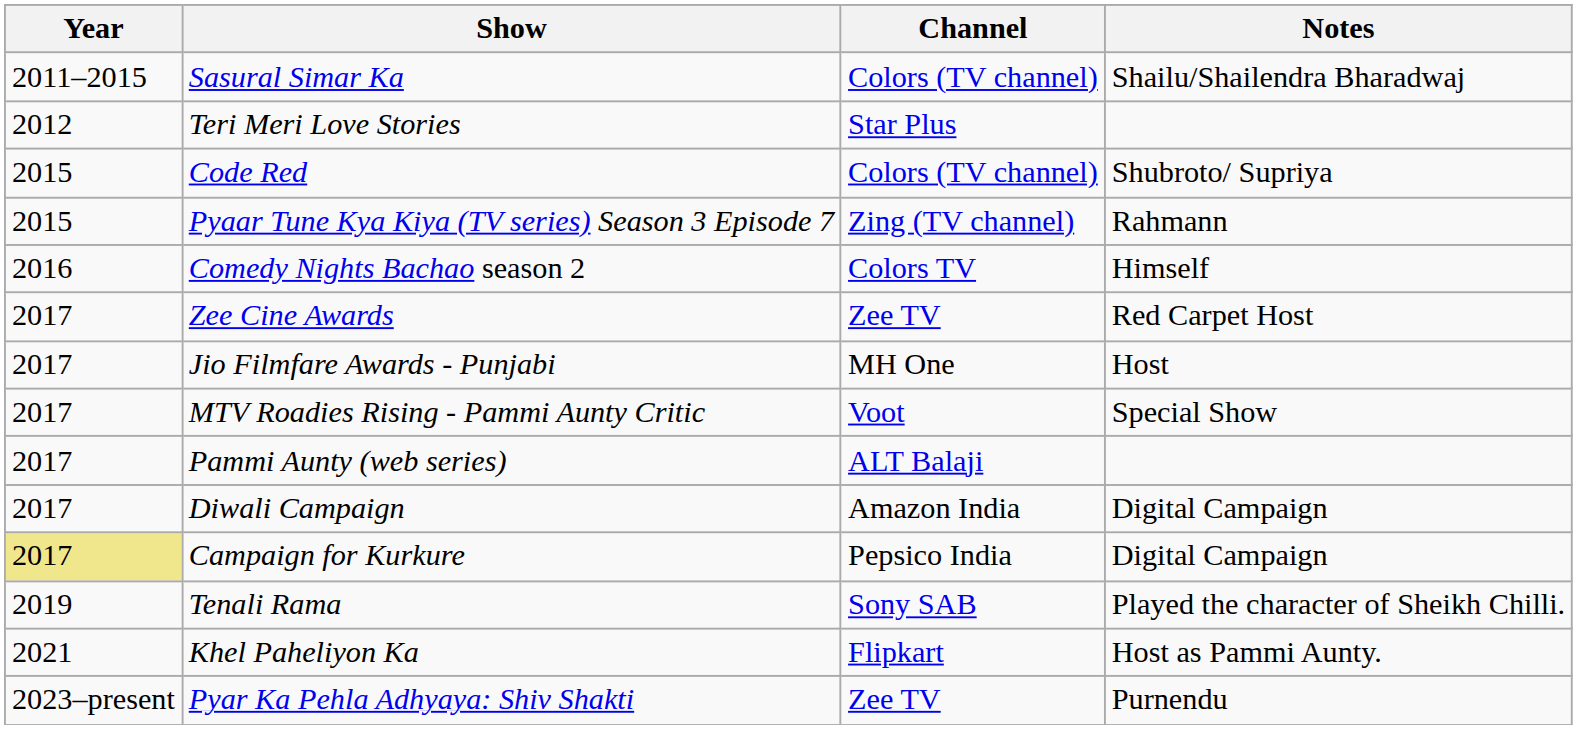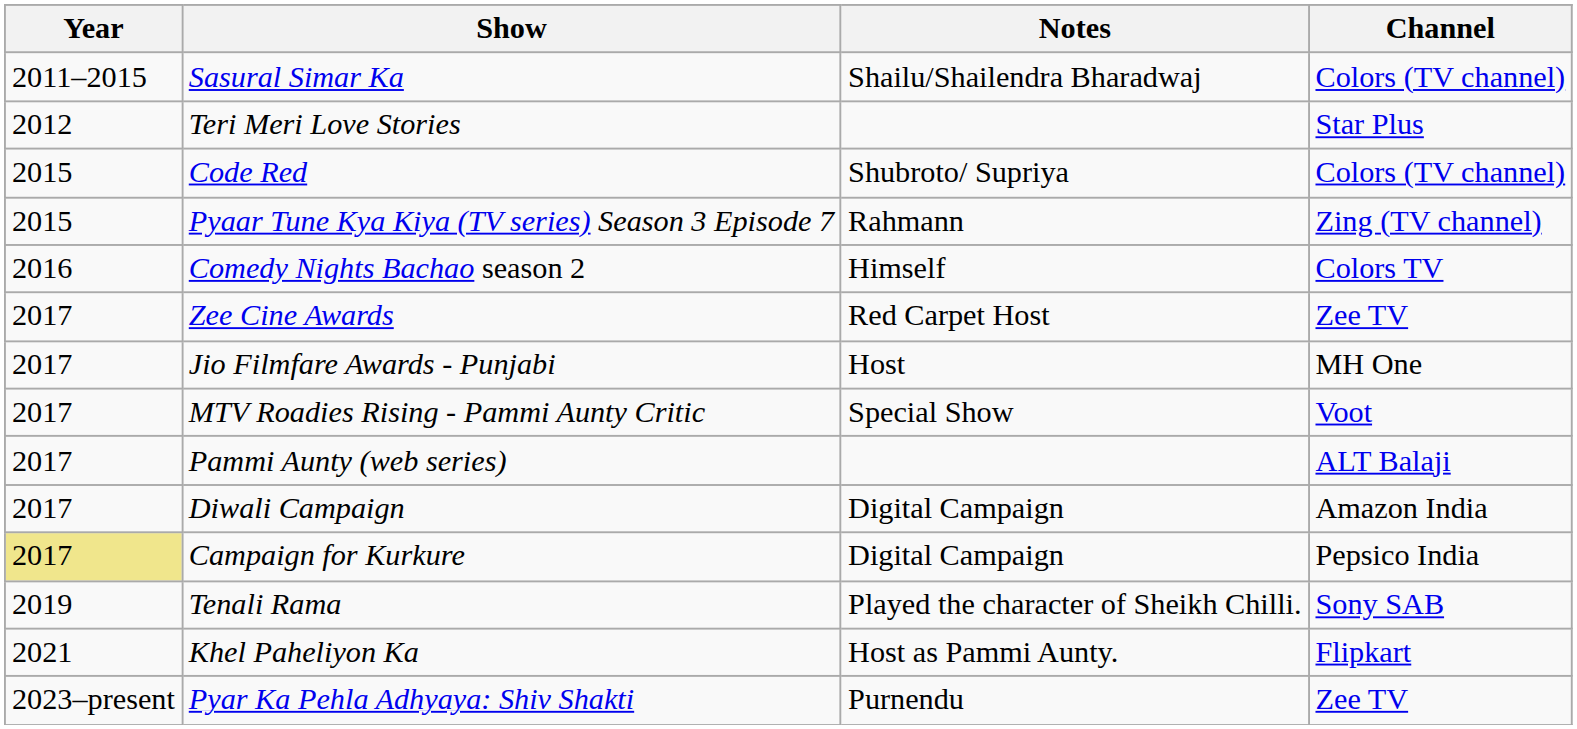columns swapped: (973, 28) <-> (1338, 28)
